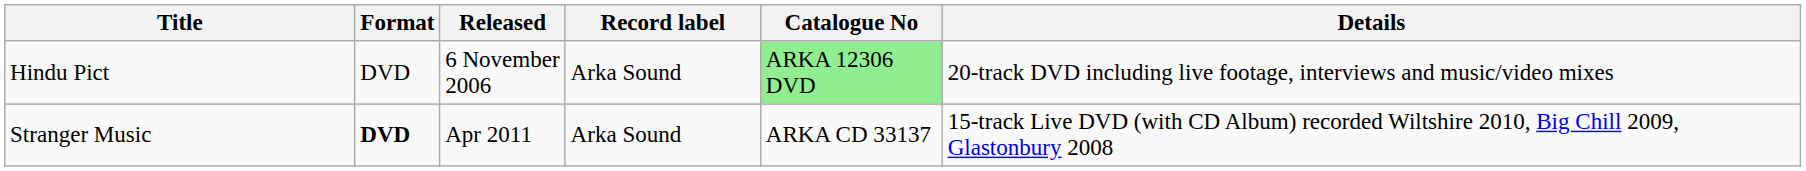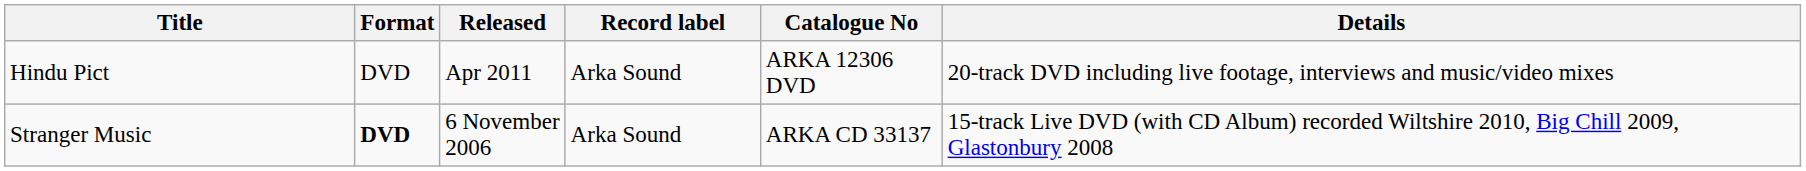(502, 72) 6 November 2006 -> (489, 72) Apr 2011
(830, 72) lightgreen background -> (830, 72) no background
(489, 134) Apr 2011 -> (502, 134) 6 November 2006
